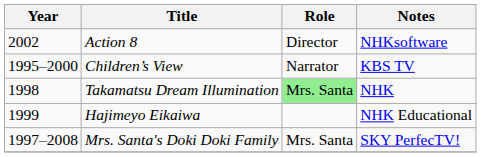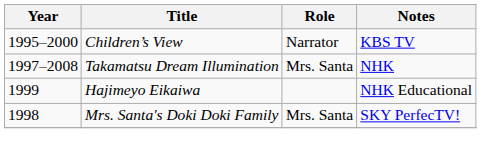- row: (111, 41)
(24, 90) 1998 -> (43, 66) 1997–2008
(320, 90) lightgreen background -> (320, 66) no background
(43, 139) 1997–2008 -> (24, 115) 1998
